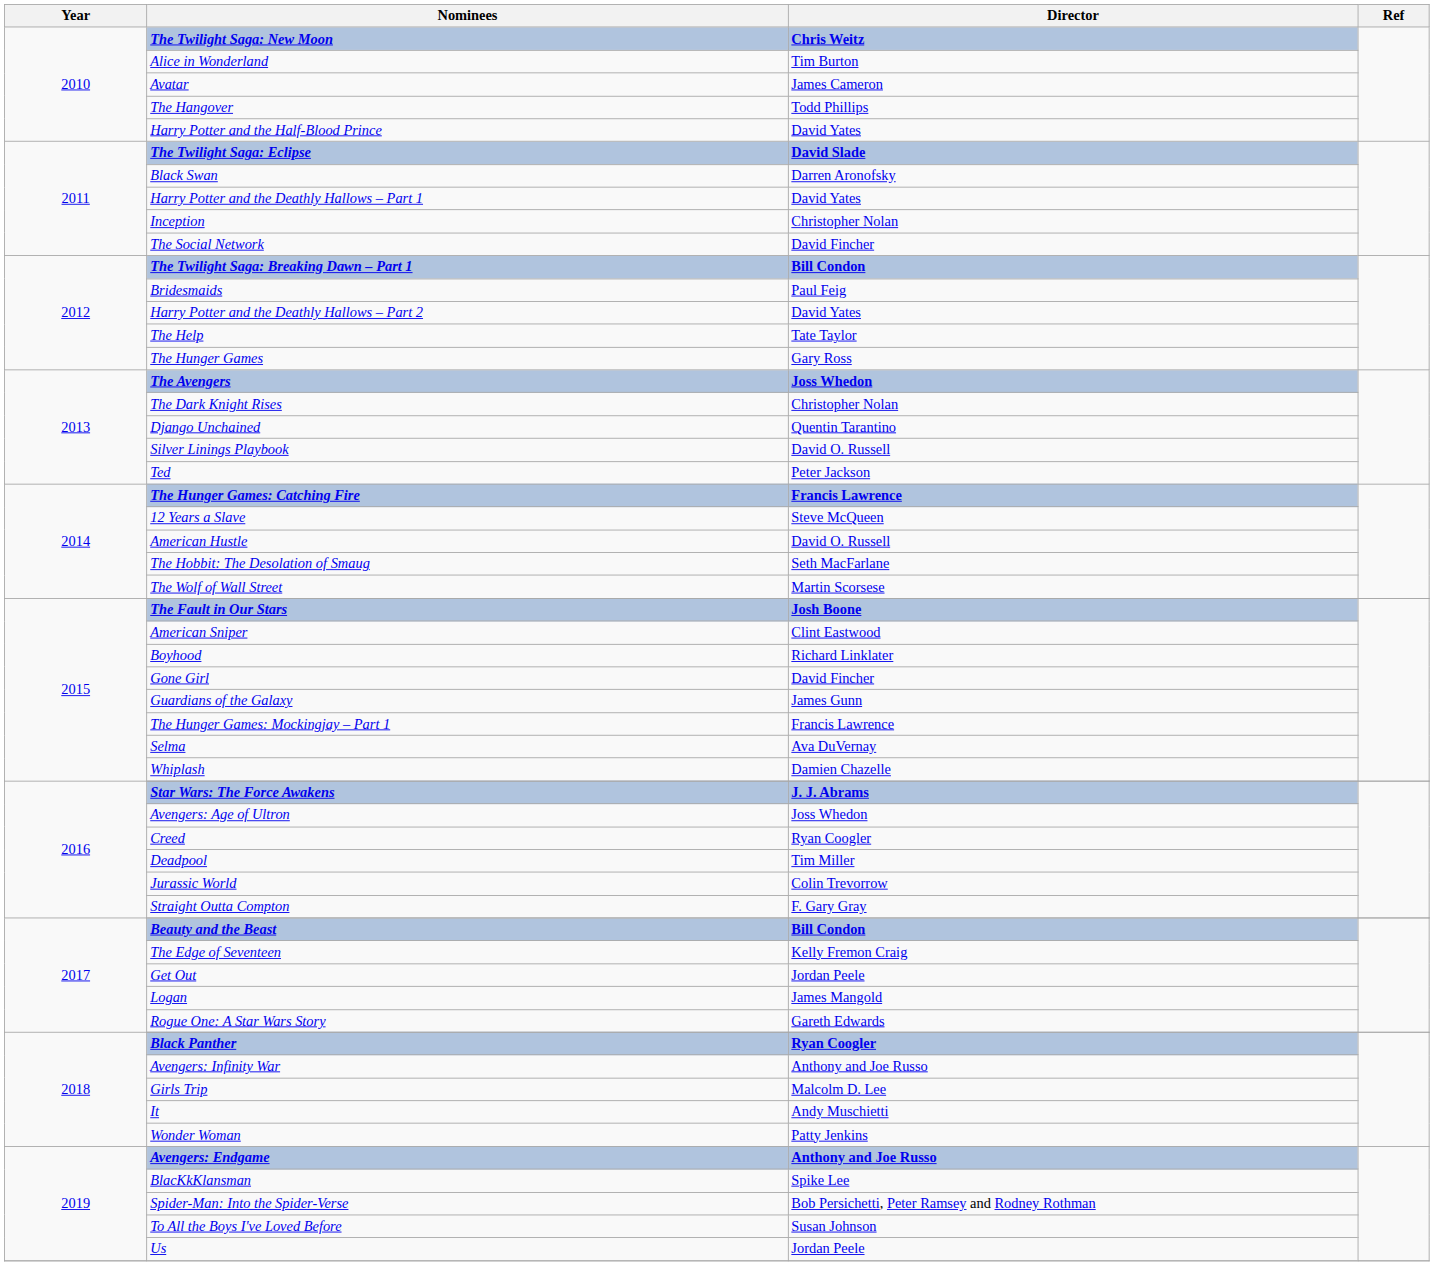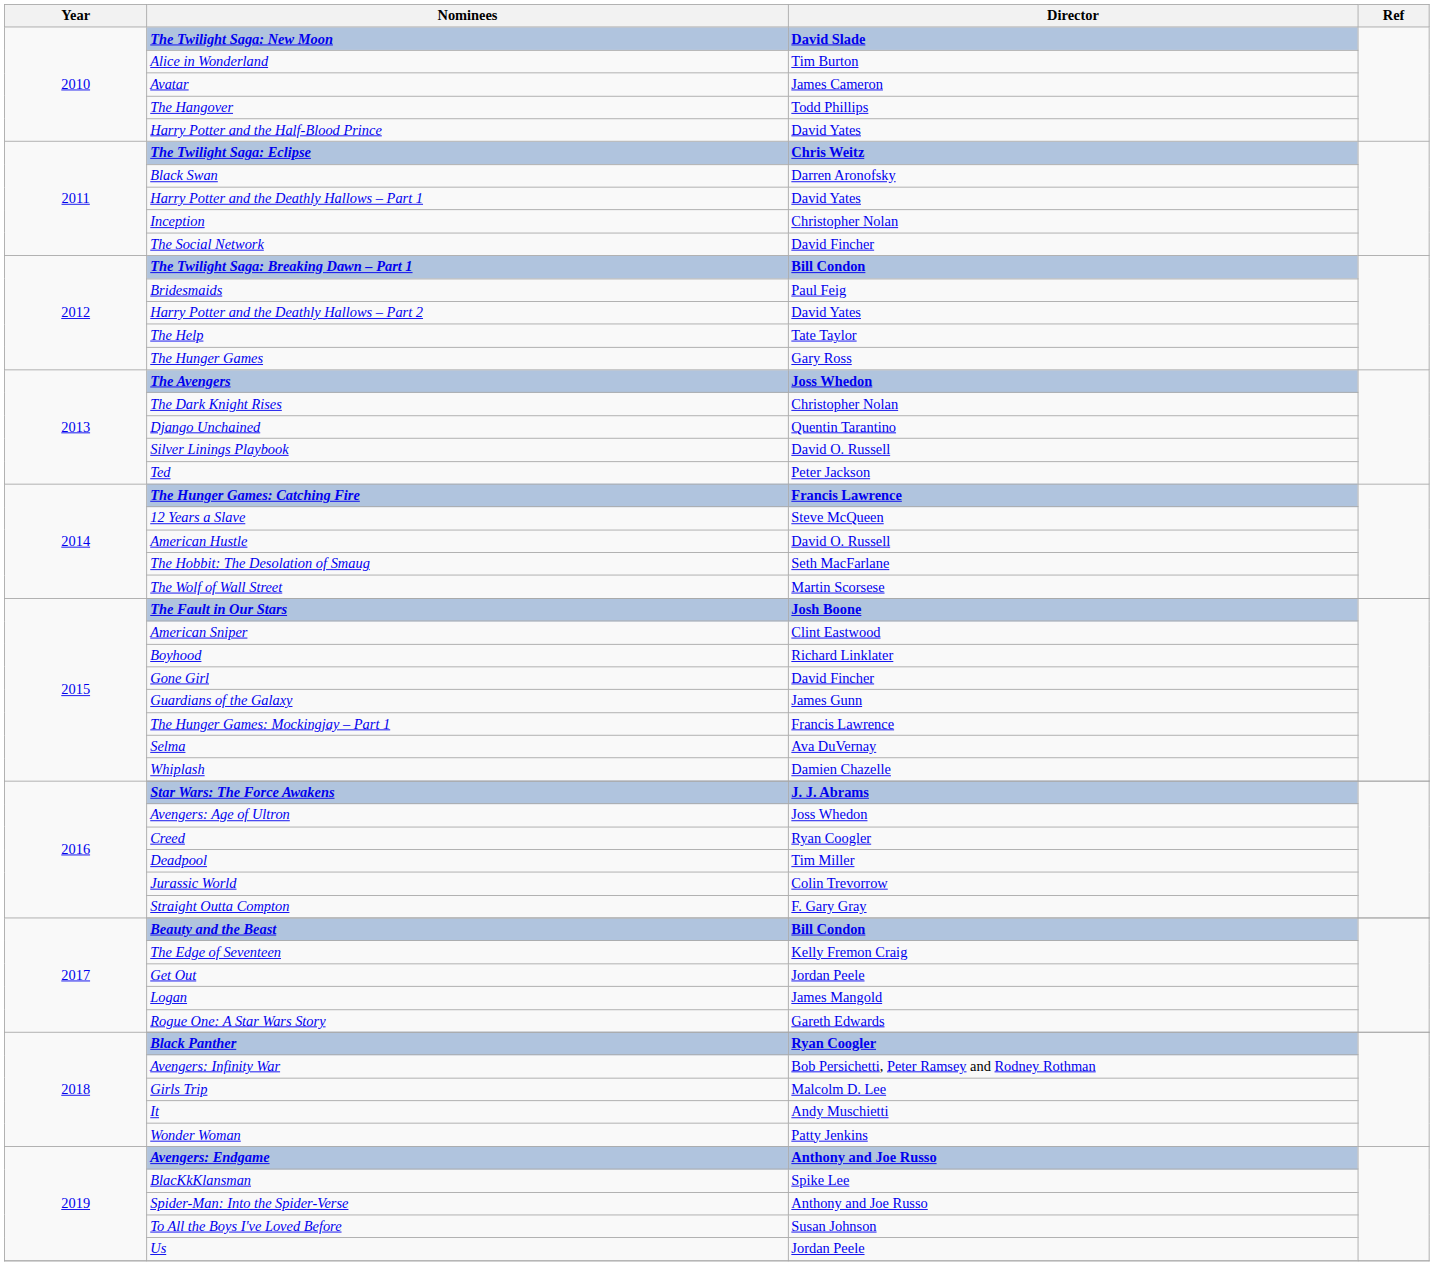(828, 38) Chris Weitz -> (828, 38) David Slade
(828, 152) David Slade -> (828, 152) Chris Weitz
(860, 1066) Anthony and Joe Russo -> (944, 1066) Bob Persichetti, Peter Ramsey and Rodney Rothman
(944, 1203) Bob Persichetti, Peter Ramsey and Rodney Rothman -> (860, 1203) Anthony and Joe Russo
